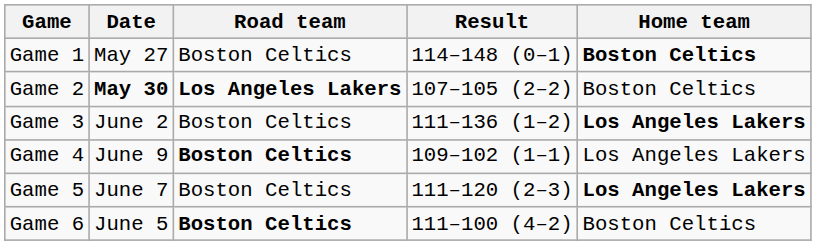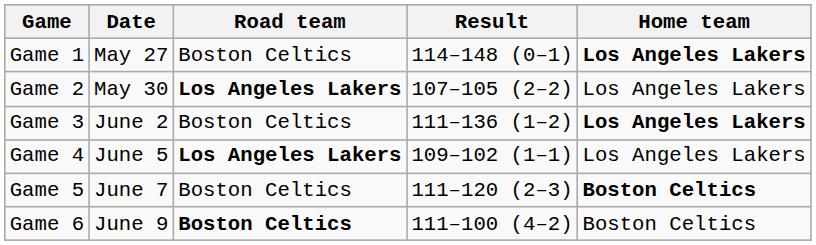(669, 55) Boston Celtics -> (694, 55) Los Angeles Lakers
(131, 89) bold -> (131, 89) normal
(669, 89) Boston Celtics -> (694, 89) Los Angeles Lakers
(131, 156) June 9 -> (131, 156) June 5
(265, 156) Boston Celtics -> (290, 156) Los Angeles Lakers
(694, 190) Los Angeles Lakers -> (669, 190) Boston Celtics
(131, 224) June 5 -> (131, 224) June 9
